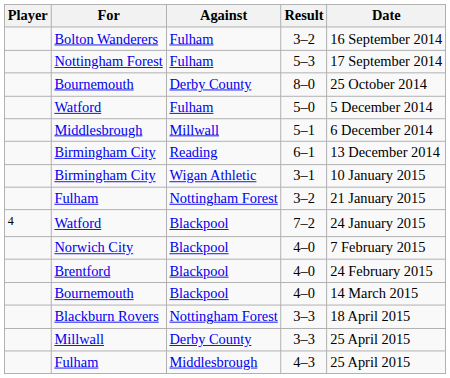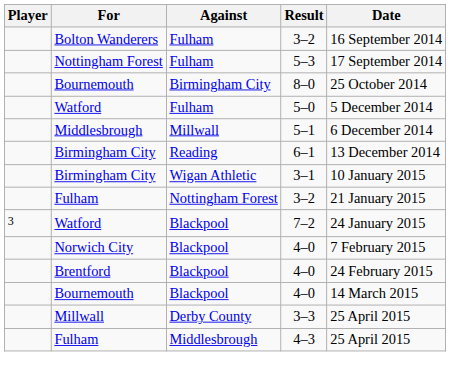(210, 84) Derby County -> (220, 84) Birmingham City
(11, 220) 4 -> (11, 220) 3
- row: (107, 316)
